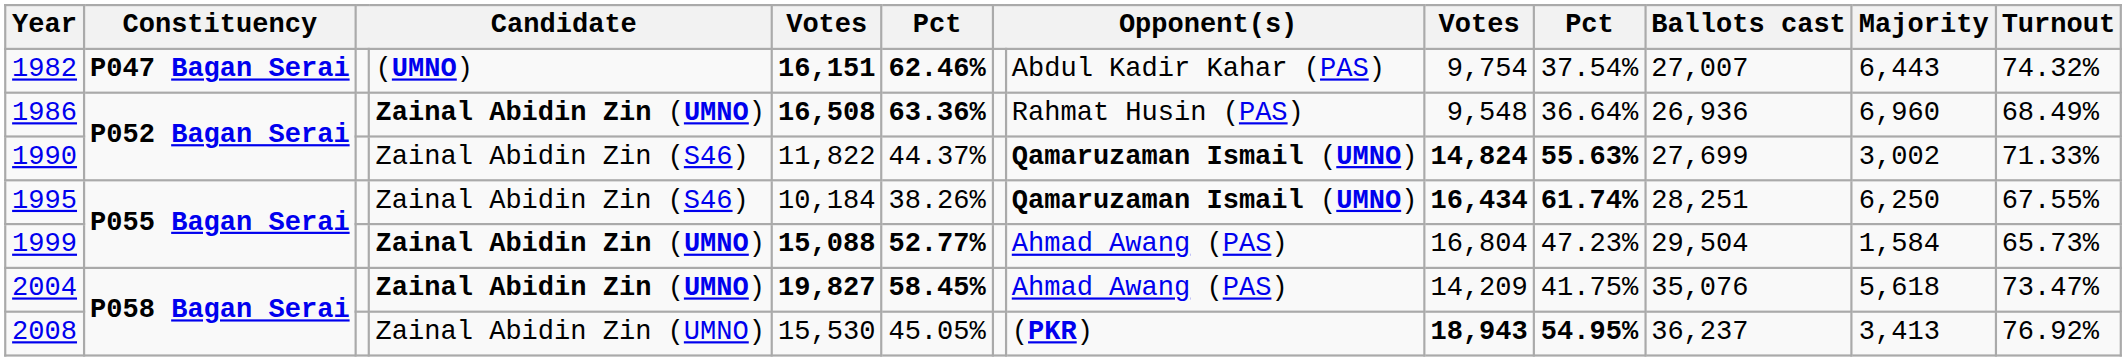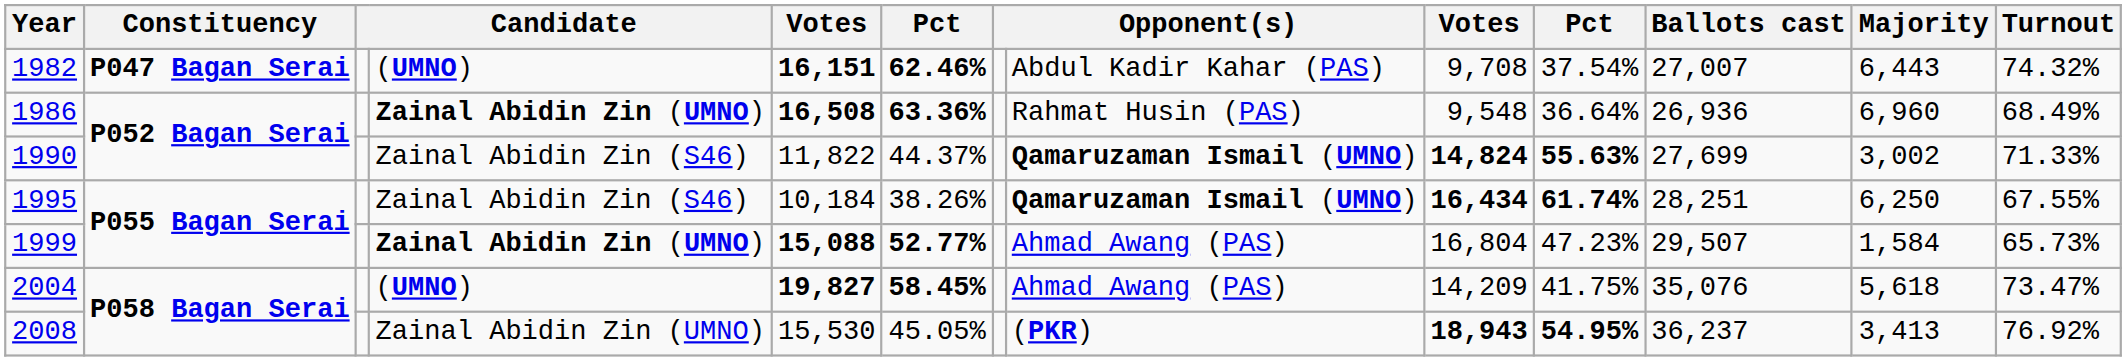(1487, 71) 9,754 -> (1487, 71) 9,708
(1700, 245) 29,504 -> (1700, 245) 29,507
(570, 289) Zainal Abidin Zin (UMNO) -> (424, 289) (UMNO)
